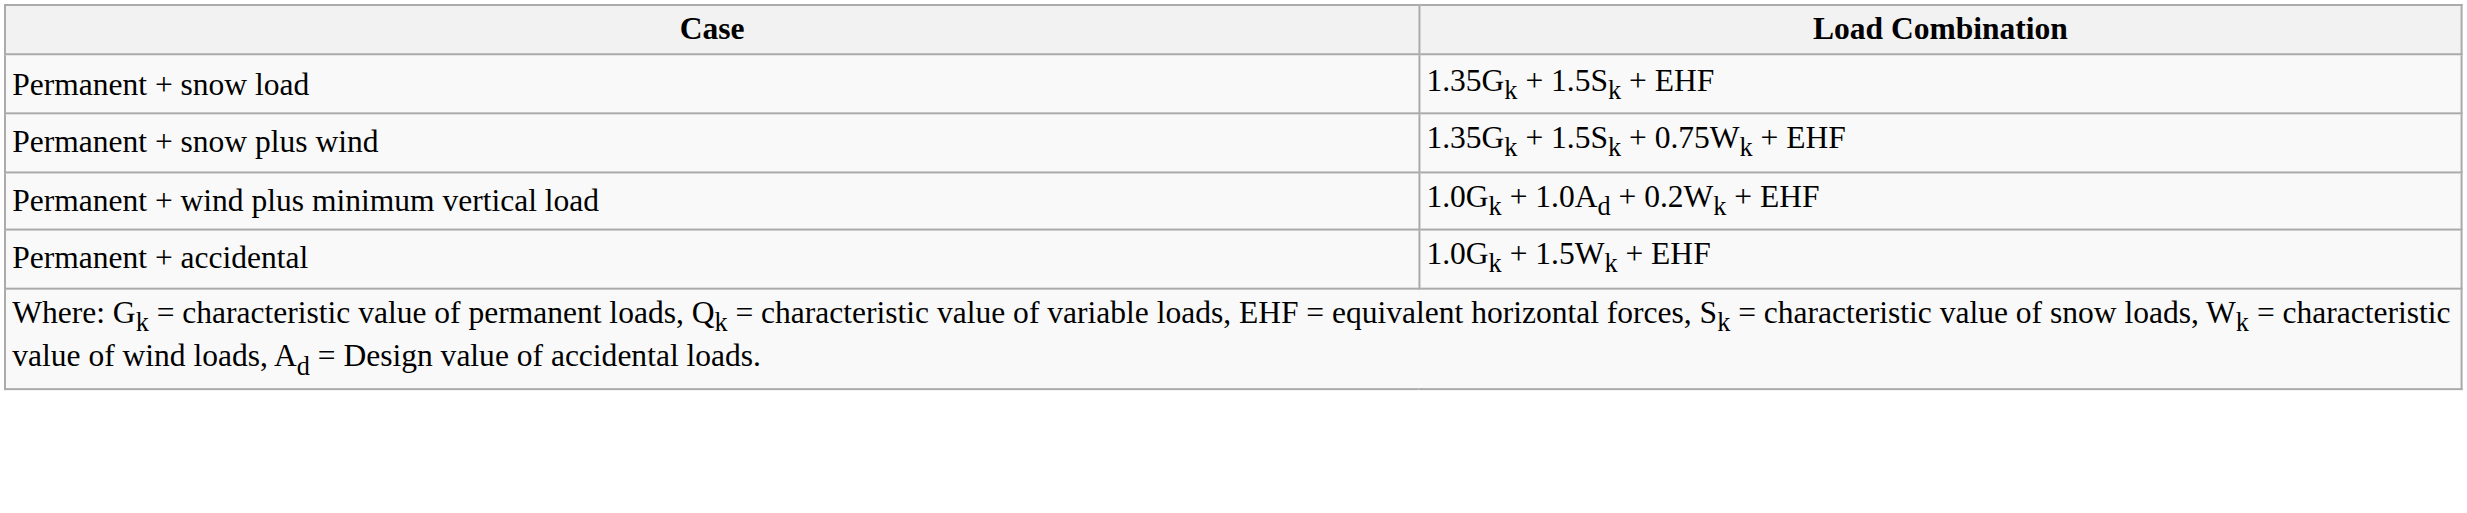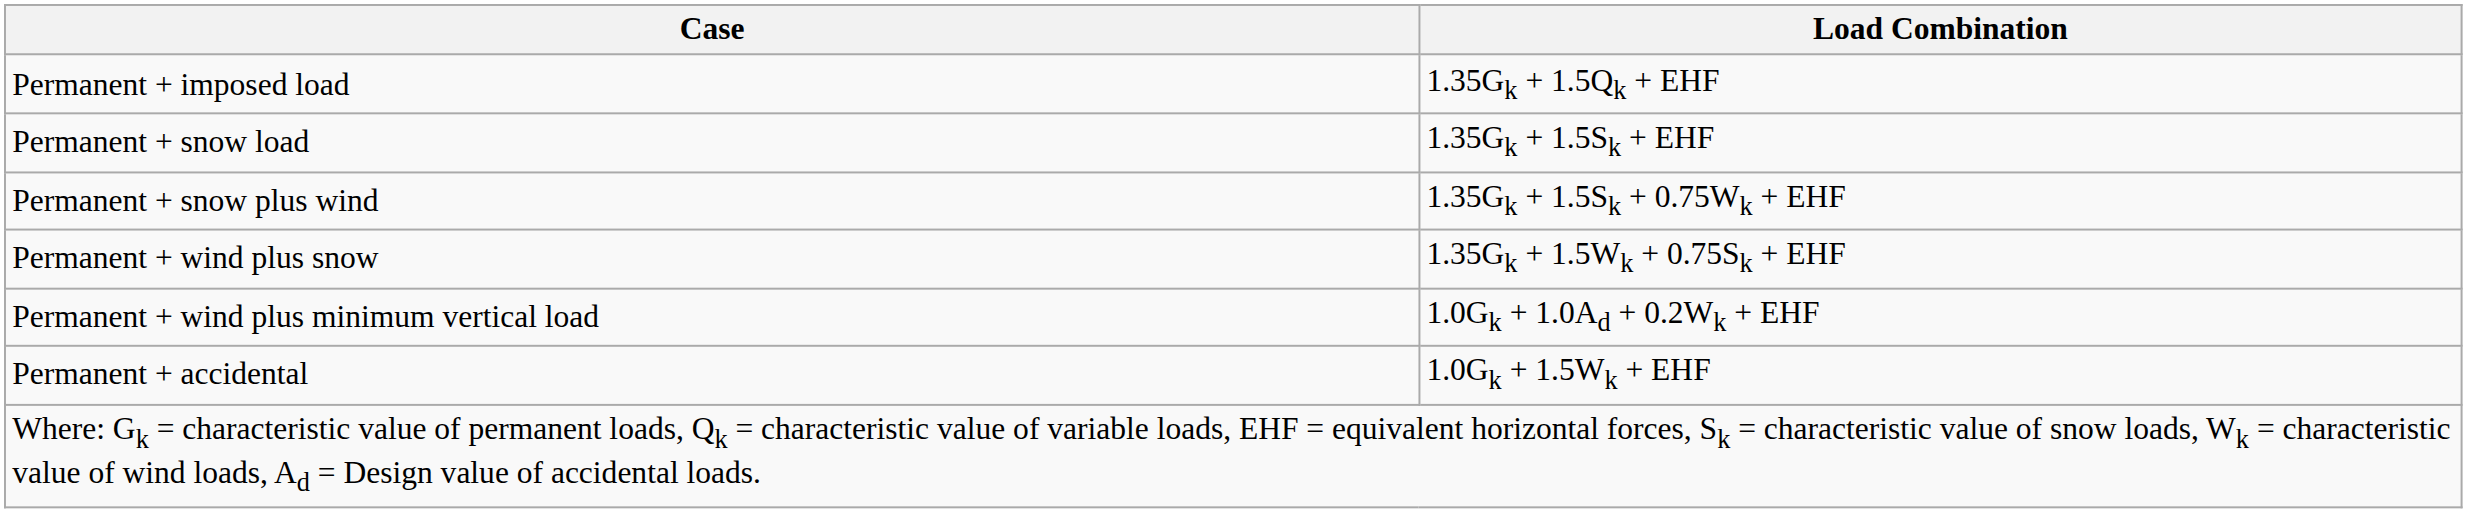+ row: (181, 83)
+ row: (195, 258)
